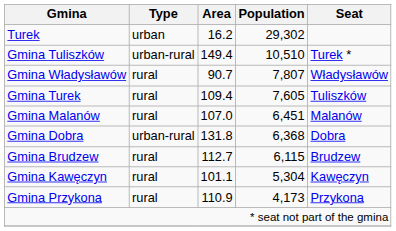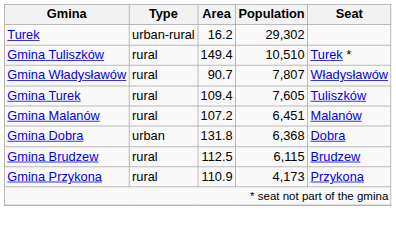(148, 34) urban -> (163, 34) urban-rural
(163, 55) urban-rural -> (145, 55) rural
(217, 116) 107.0 -> (217, 116) 107.2
(163, 136) urban-rural -> (148, 136) urban
(217, 156) 112.7 -> (217, 156) 112.5
- row: (57, 177)
